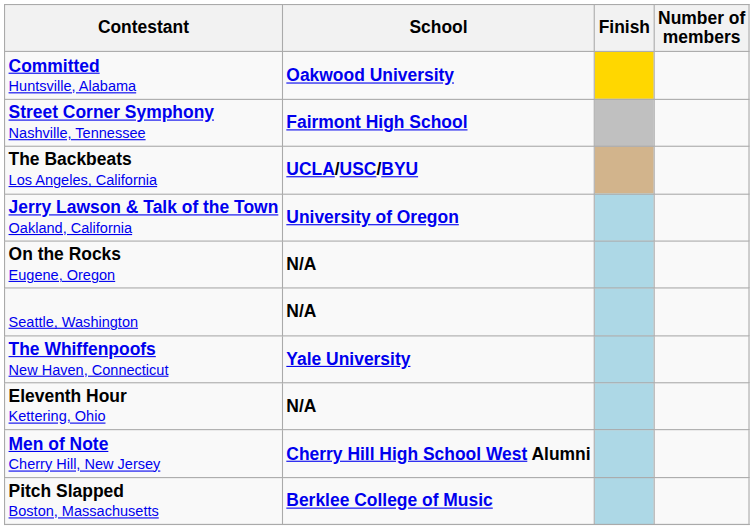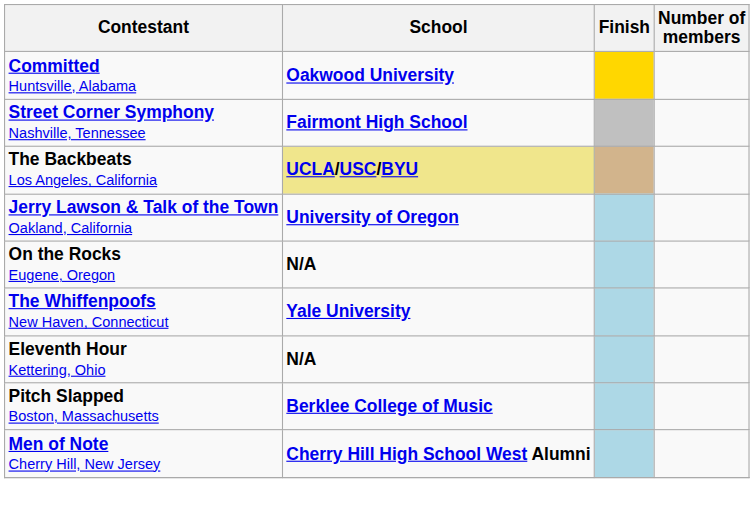(352, 169) no background -> (352, 169) khaki background
- row: (73, 322)
rows swapped: (84, 453) <-> (84, 500)
